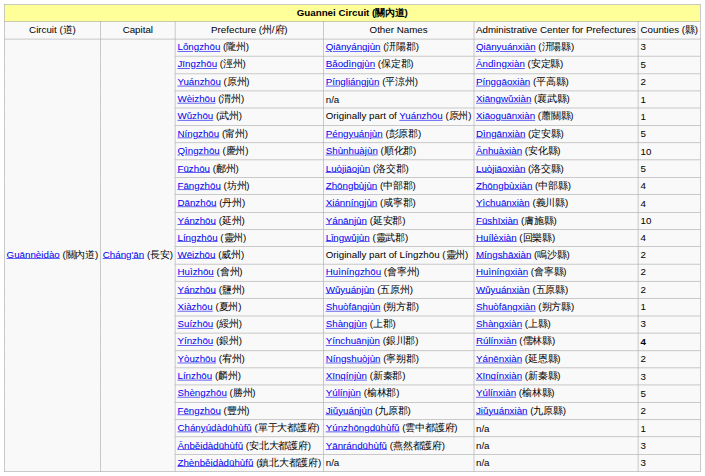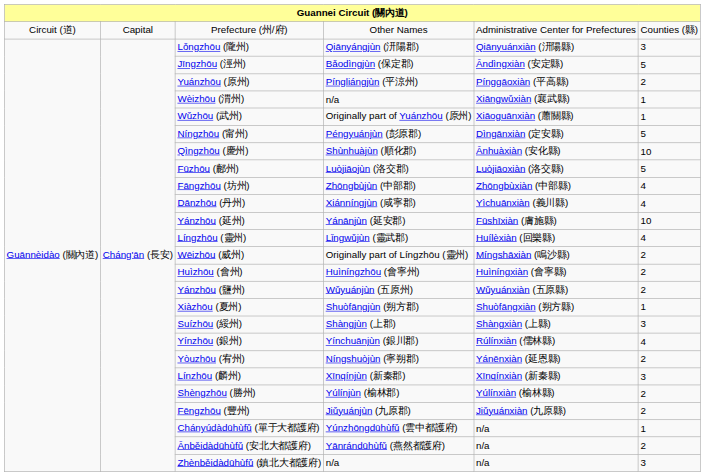(643, 342) bold -> (643, 342) normal
(643, 393) 5 -> (643, 393) 2
(643, 445) 3 -> (643, 445) 2
